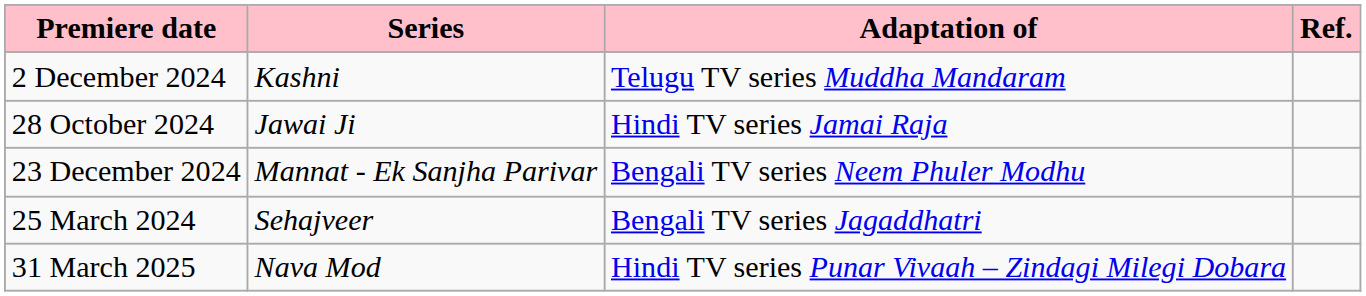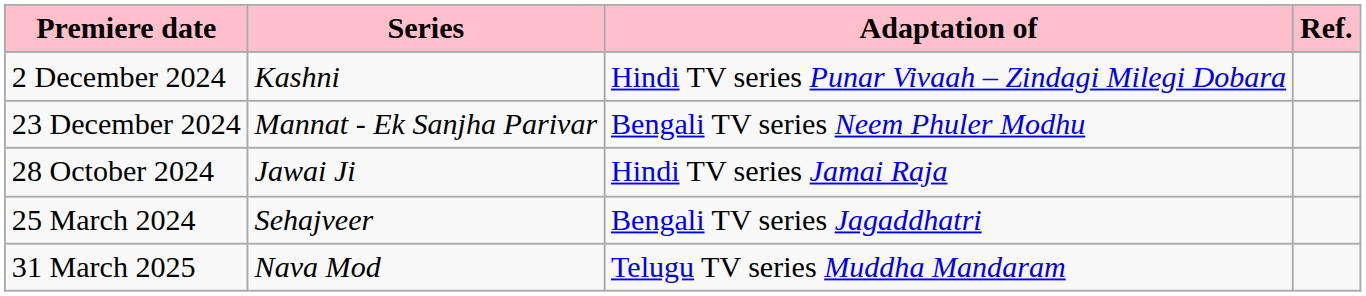(838, 76) Telugu TV series Muddha Mandaram -> (949, 76) Hindi TV series Punar Vivaah – Zindagi Milegi Dobara
rows swapped: (113, 123) <-> (126, 171)
(949, 266) Hindi TV series Punar Vivaah – Zindagi Milegi Dobara -> (838, 266) Telugu TV series Muddha Mandaram
